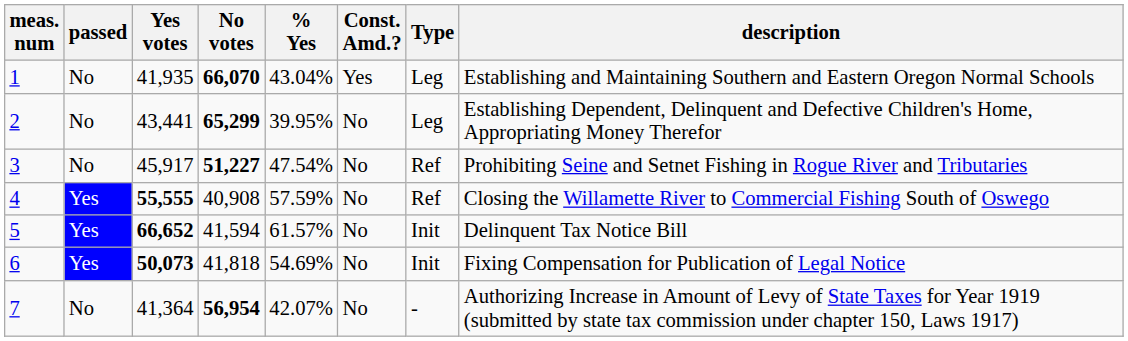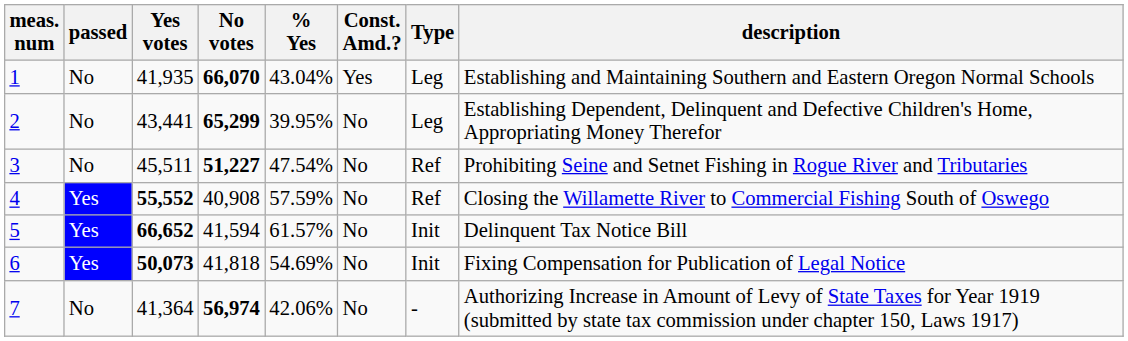(165, 165) 45,917 -> (165, 165) 45,511
(165, 198) 55,555 -> (165, 198) 55,552
(231, 308) 56,954 -> (231, 308) 56,974
(301, 308) 42.07% -> (301, 308) 42.06%
